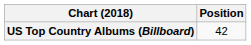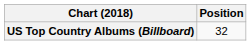(221, 31) 42 -> (221, 31) 32
